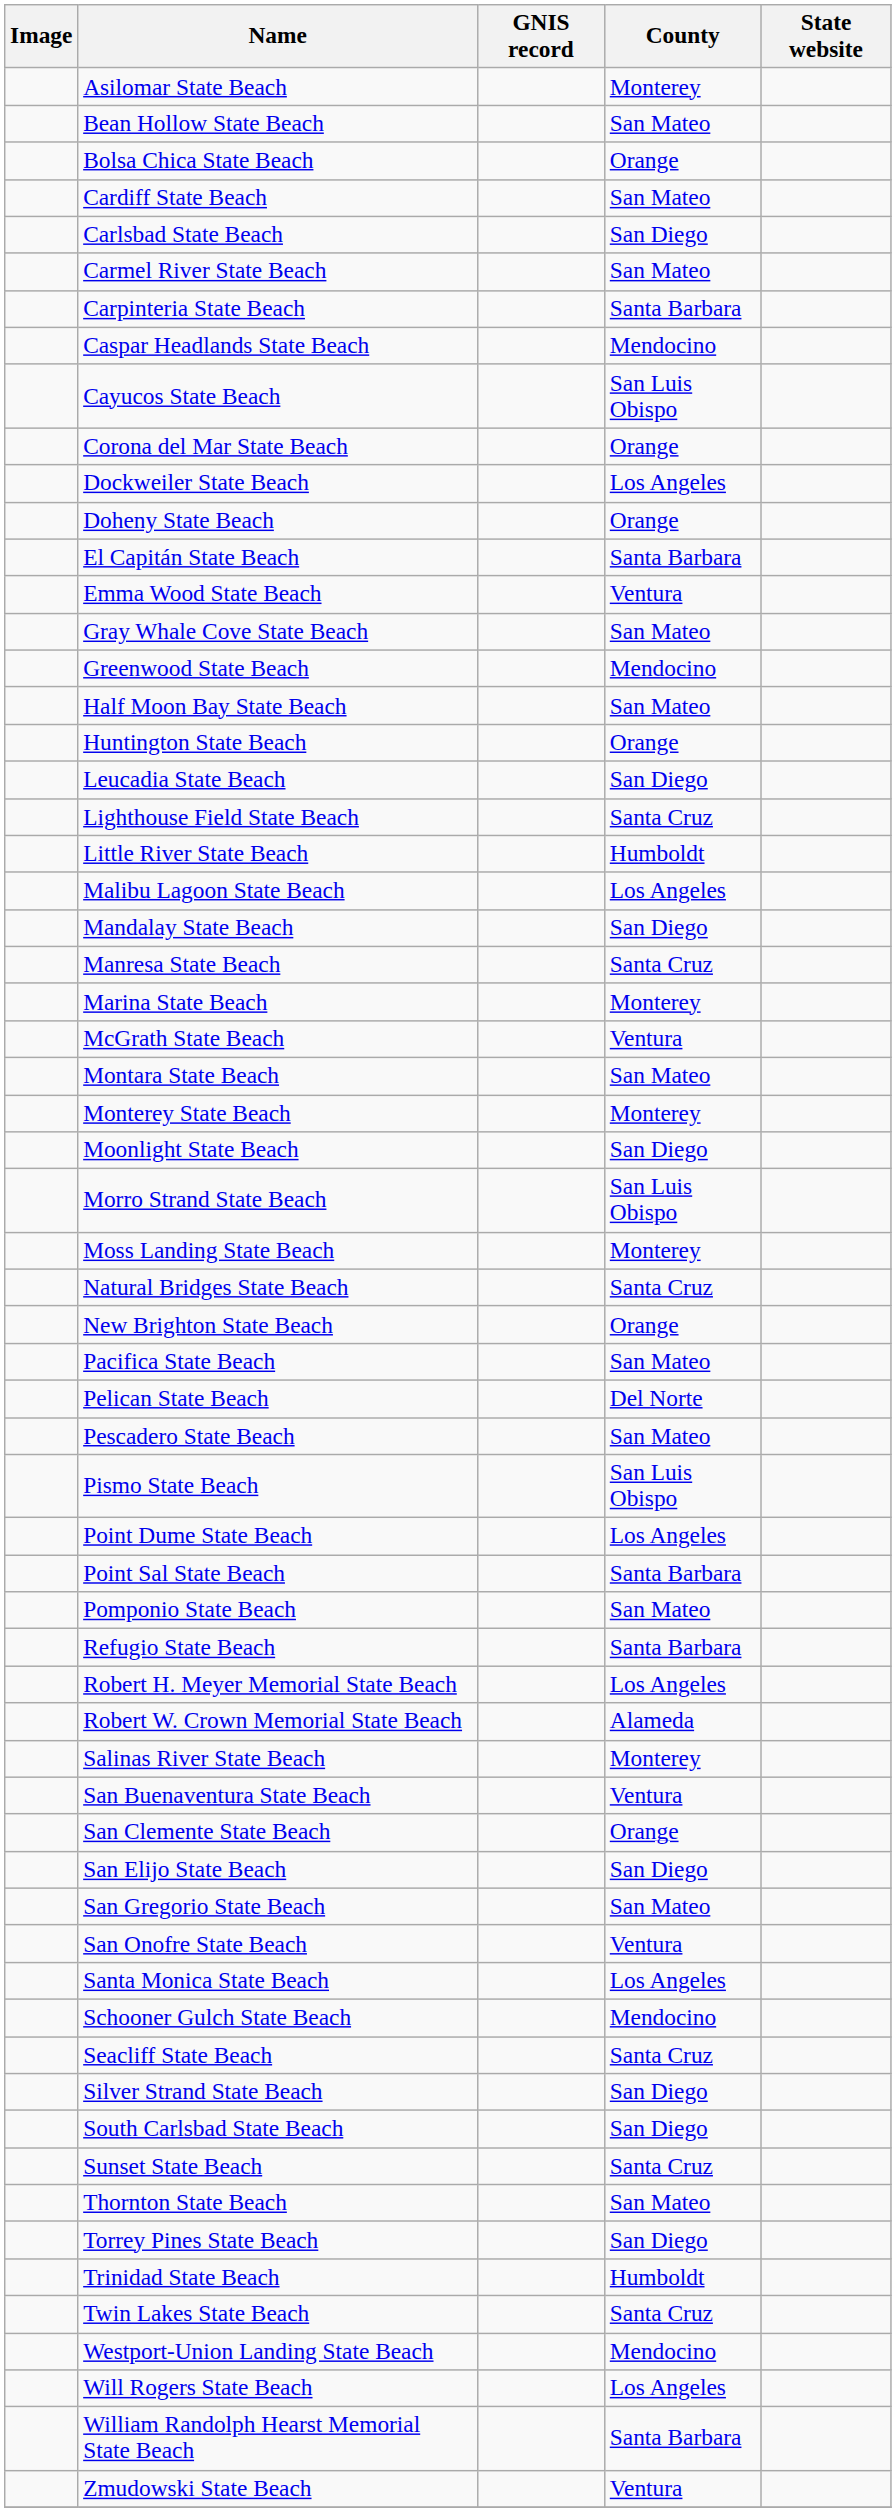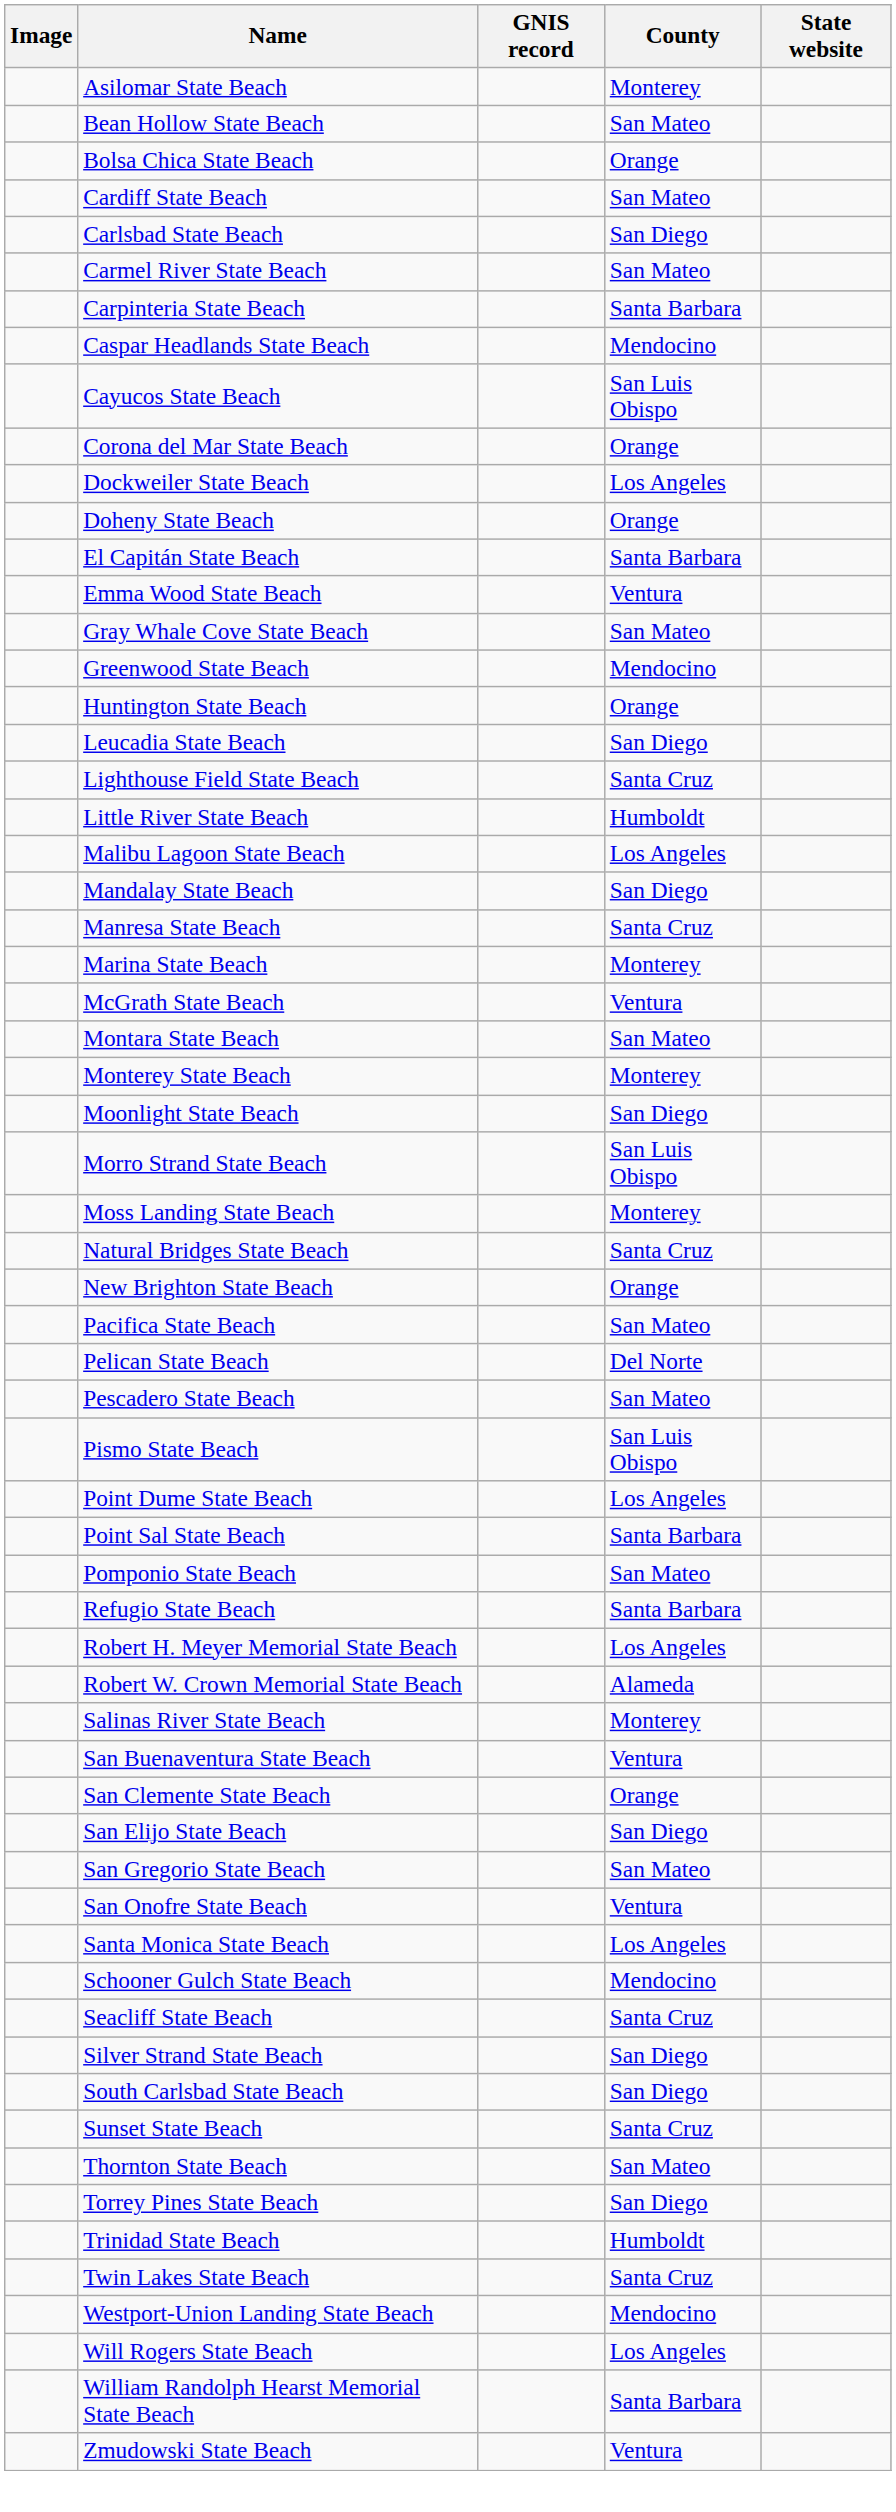- row: (215, 705)
